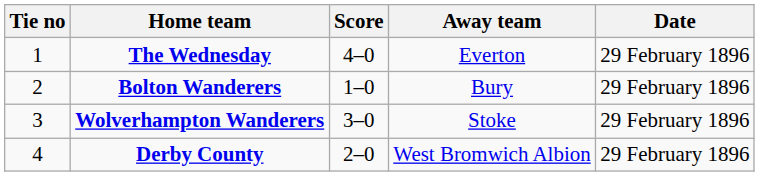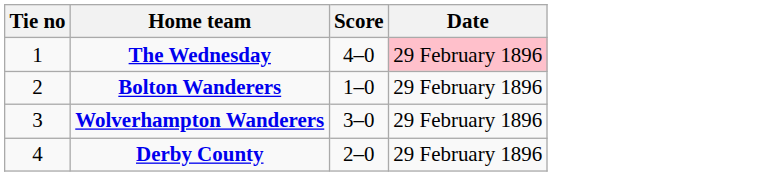- column: (492, 21)
(675, 54) no background -> (468, 54) pink background
